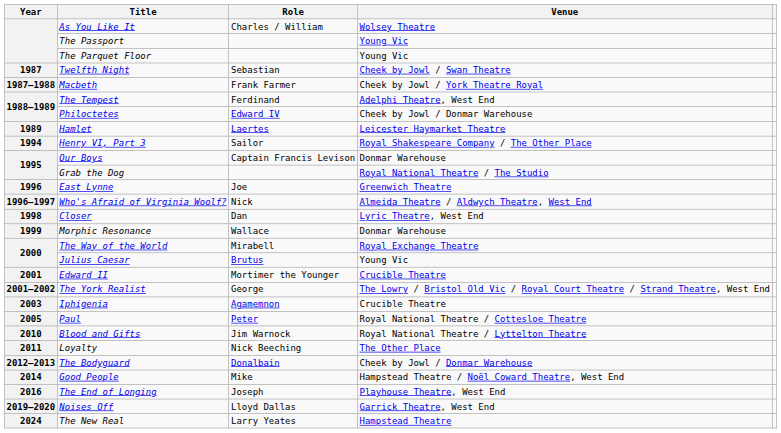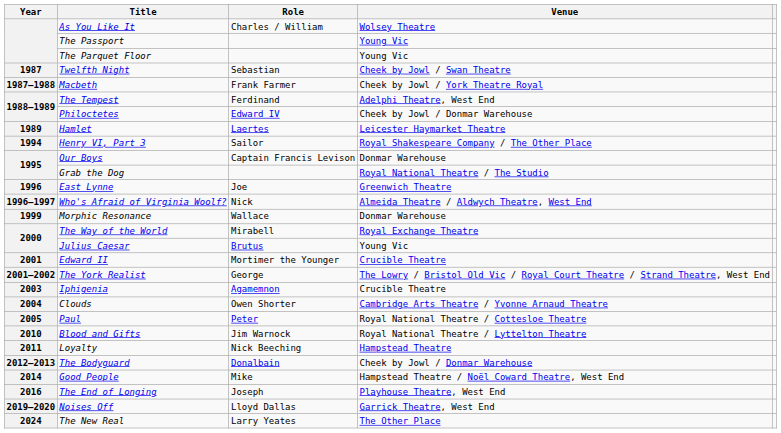- row: (76, 216)
+ row: (76, 304)
(400, 348) The Other Place -> (405, 348) Hampstead Theatre
(405, 421) Hampstead Theatre -> (400, 421) The Other Place
